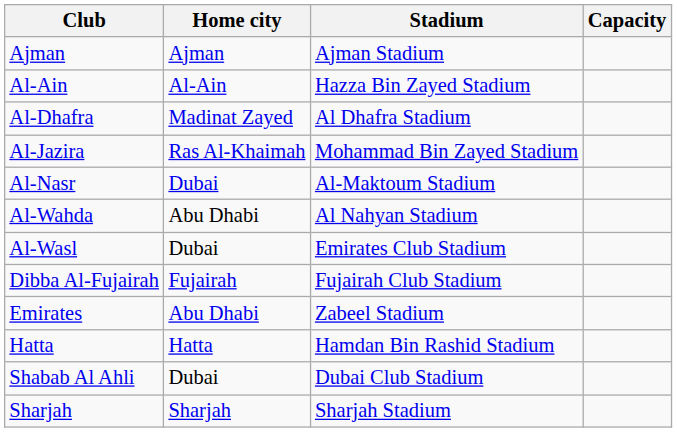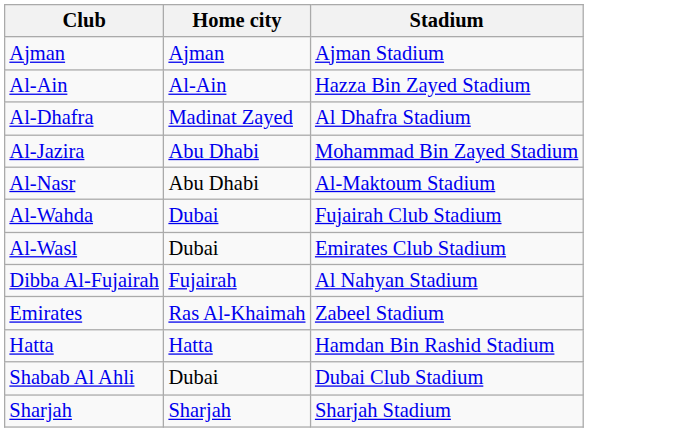- column: (627, 20)
(237, 150) Ras Al-Khaimah -> (214, 150) Abu Dhabi
(193, 183) Dubai -> (214, 183) Abu Dhabi
(214, 215) Abu Dhabi -> (193, 215) Dubai
(396, 215) Al Nahyan Stadium -> (408, 215) Fujairah Club Stadium
(408, 280) Fujairah Club Stadium -> (396, 280) Al Nahyan Stadium
(214, 313) Abu Dhabi -> (237, 313) Ras Al-Khaimah
